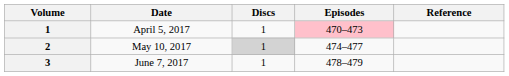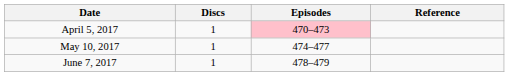- column: (48, 12)
(263, 46) lightgrey background -> (213, 46) no background
